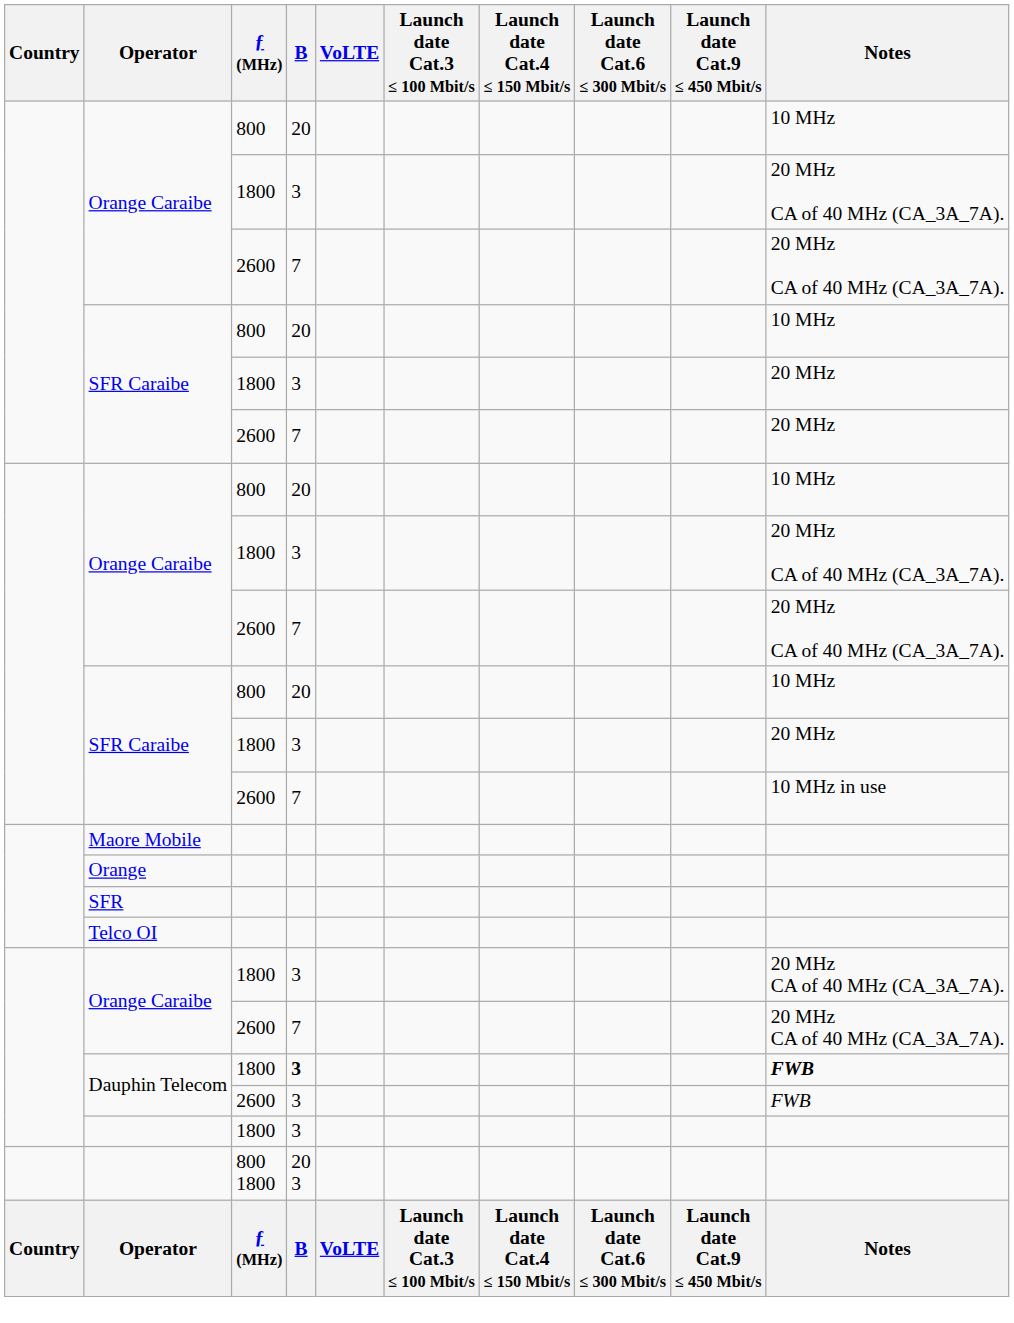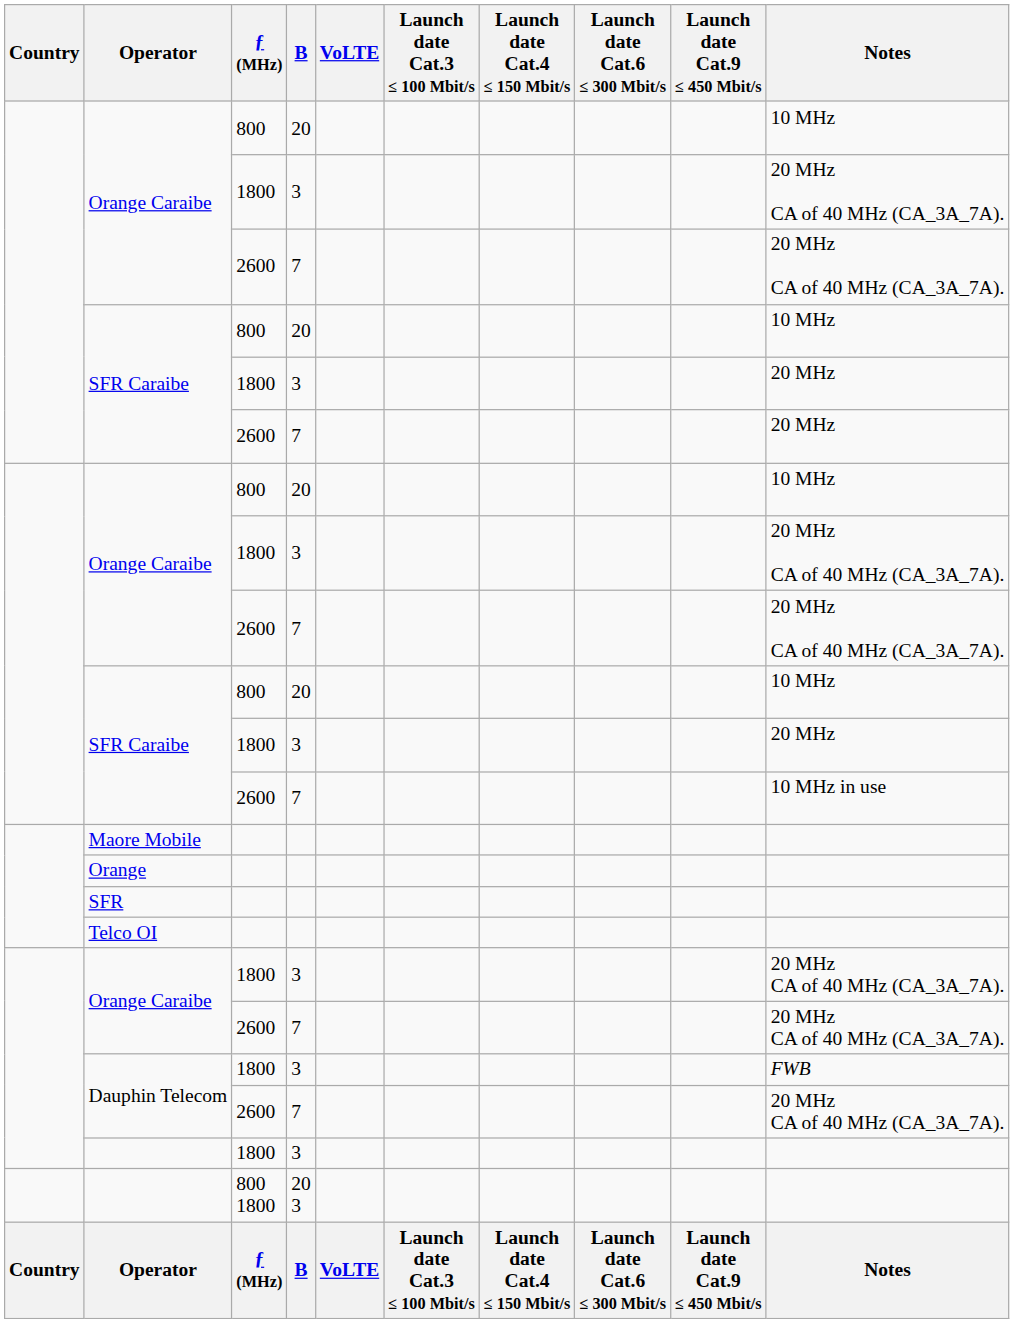(296, 1069) bold -> (296, 1069) normal
(792, 1069) bold -> (791, 1069) normal
(296, 1100) 3 -> (296, 1111) 7
(791, 1100) FWB -> (887, 1111) 20 MHz CA of 40 MHz (CA_3A_7A).
